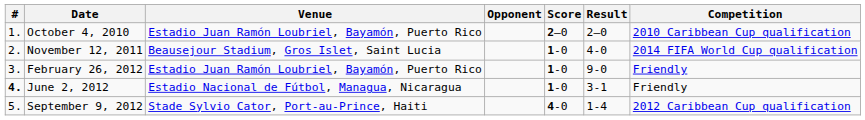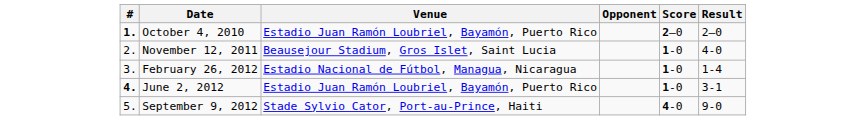- column: (745, 14)
(15, 32) normal -> (130, 32) bold
(315, 69) Estadio Juan Ramón Loubriel, Bayamón, Puerto Rico -> (420, 69) Estadio Nacional de Fútbol, Managua, Nicaragua
(597, 69) 9-0 -> (712, 69) 1-4
(305, 87) Estadio Nacional de Fútbol, Managua, Nicaragua -> (430, 87) Estadio Juan Ramón Loubriel, Bayamón, Puerto Rico
(597, 106) 1-4 -> (712, 106) 9-0
